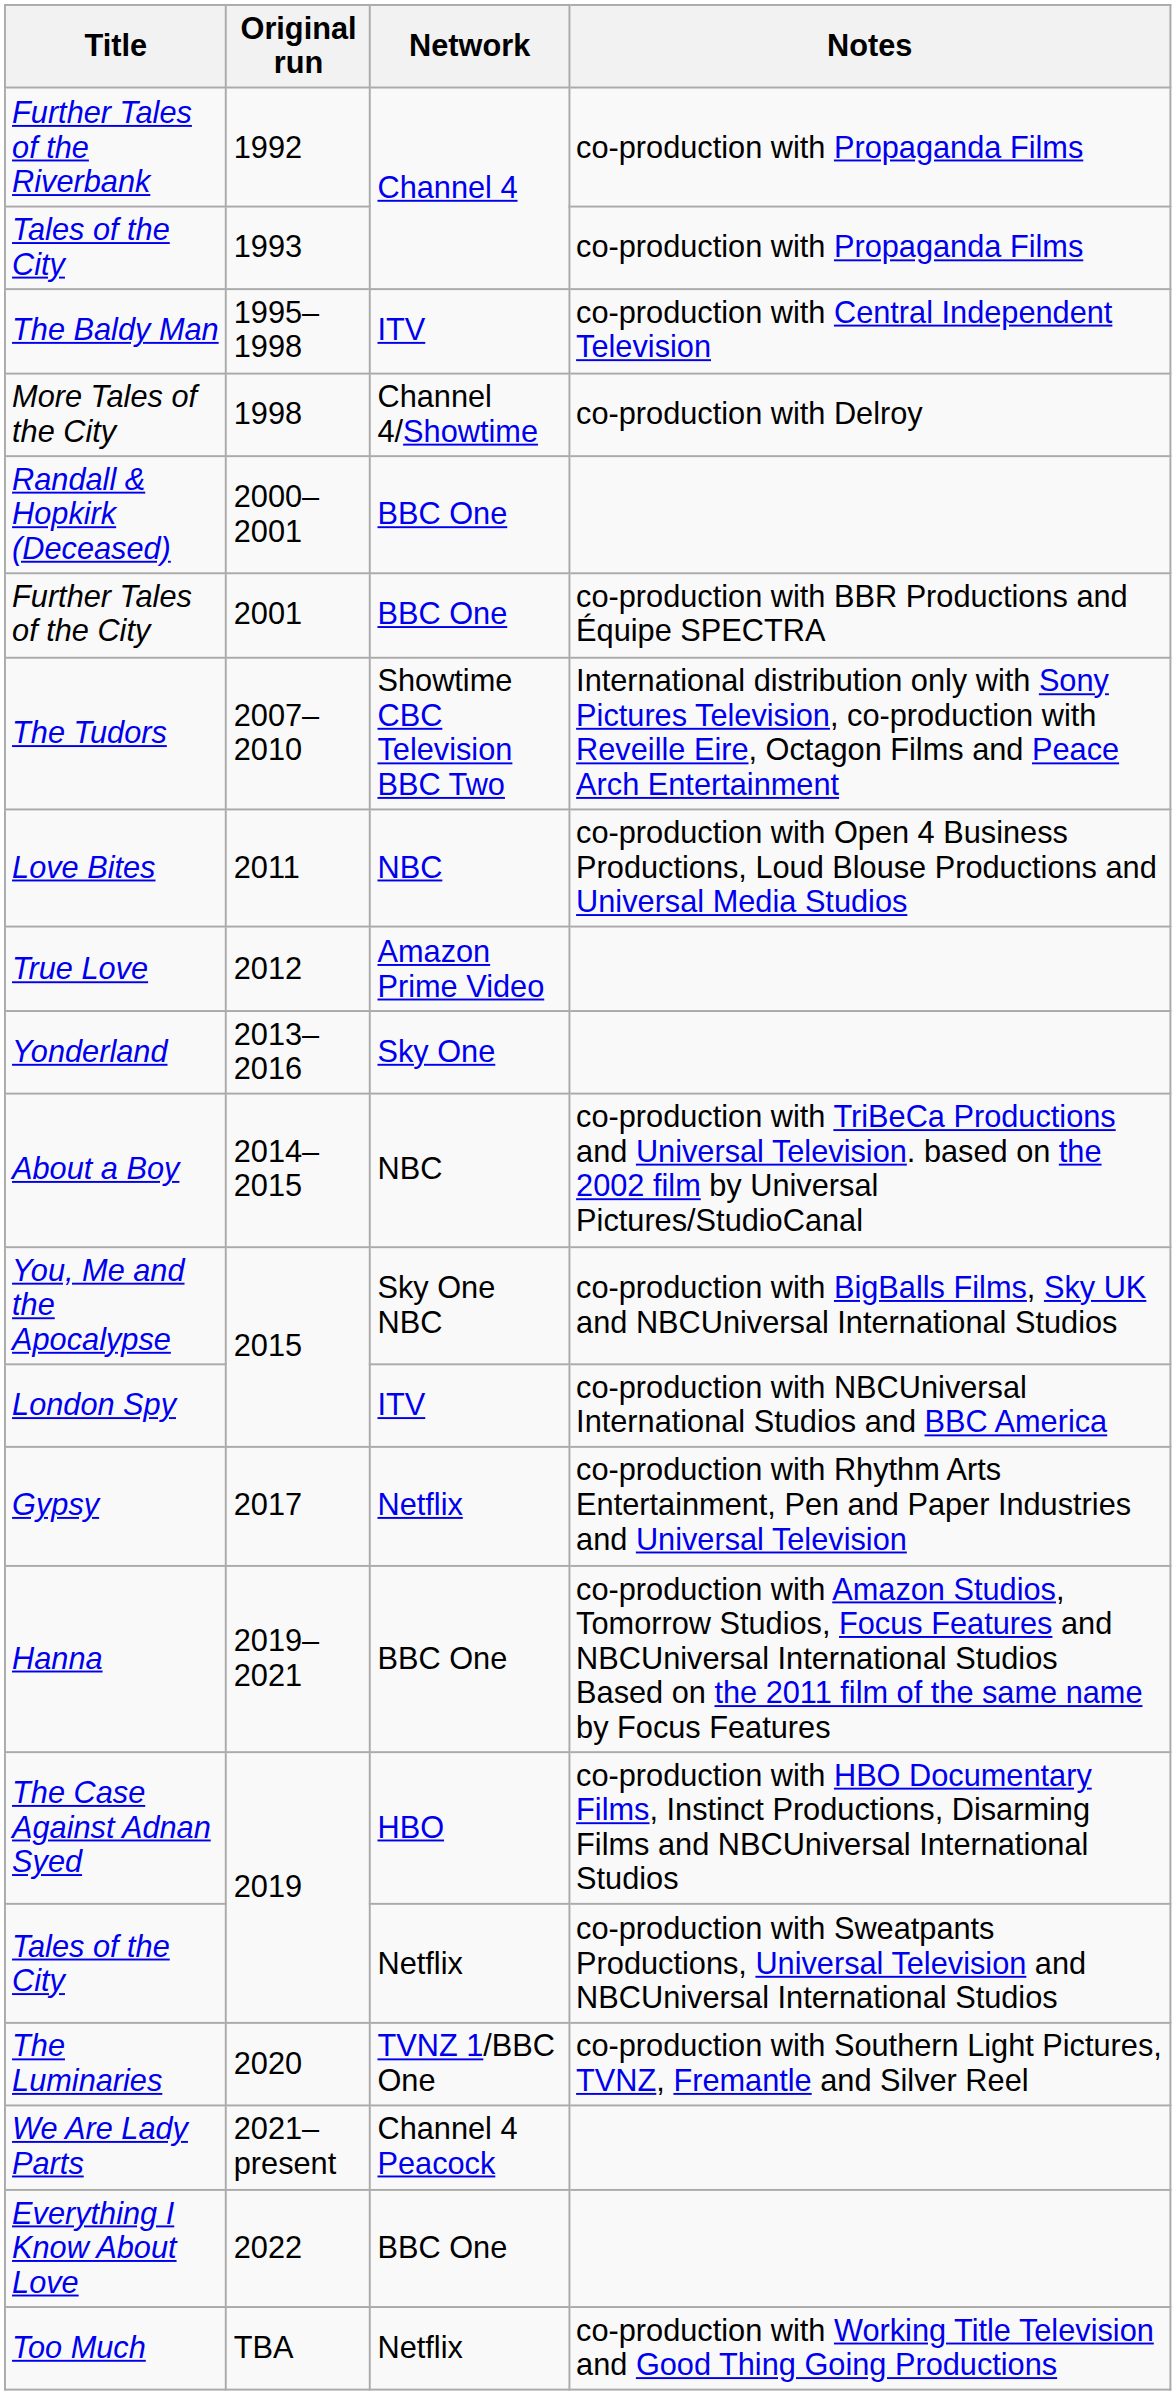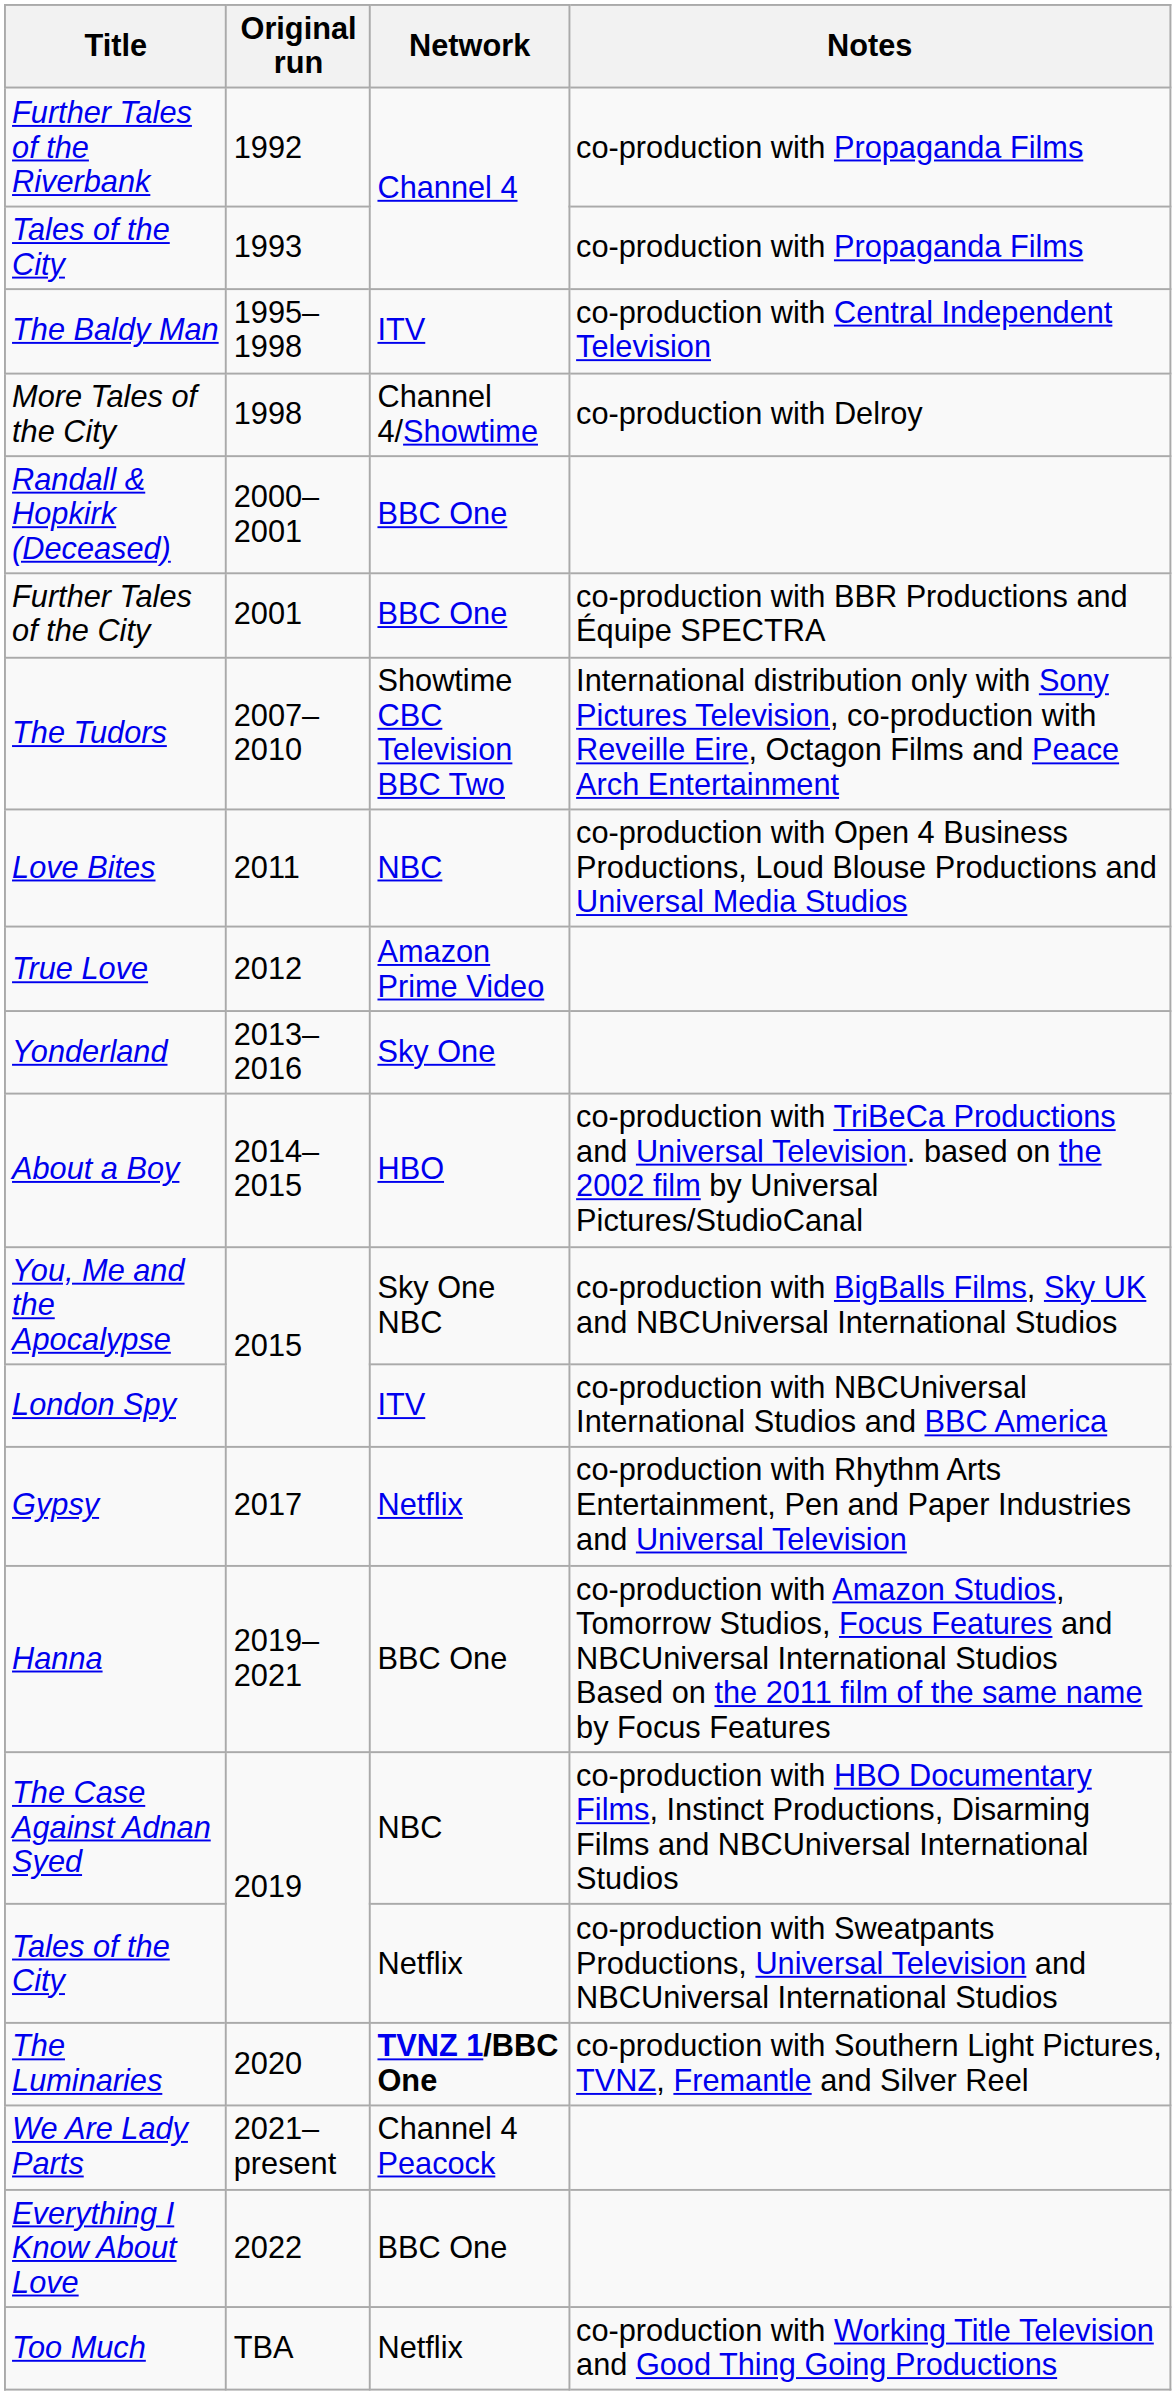(410, 1169) NBC -> (411, 1169) HBO
(411, 1827) HBO -> (410, 1827) NBC
(466, 2063) normal -> (468, 2063) bold
